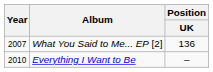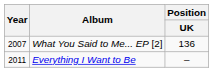(17, 60) 2010 -> (17, 60) 2011
